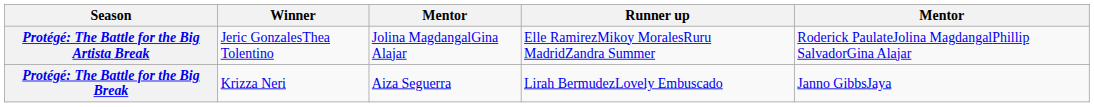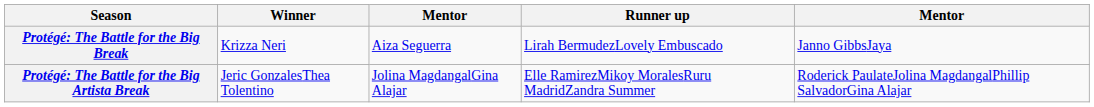rows swapped: (111, 83) <-> (111, 45)
